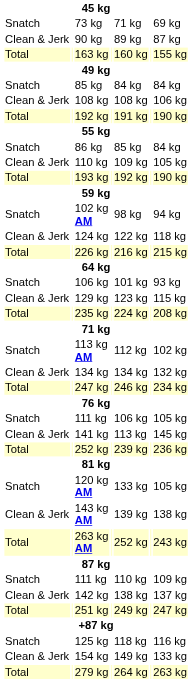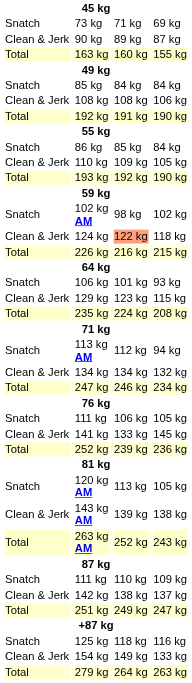(167, 215) 94 kg -> (170, 215) 102 kg
(131, 236) no background -> (131, 236) lightsalmon background
(170, 350) 102 kg -> (167, 350) 94 kg
(130, 434) 113 kg -> (131, 434) 133 kg
(131, 486) 133 kg -> (130, 486) 113 kg
